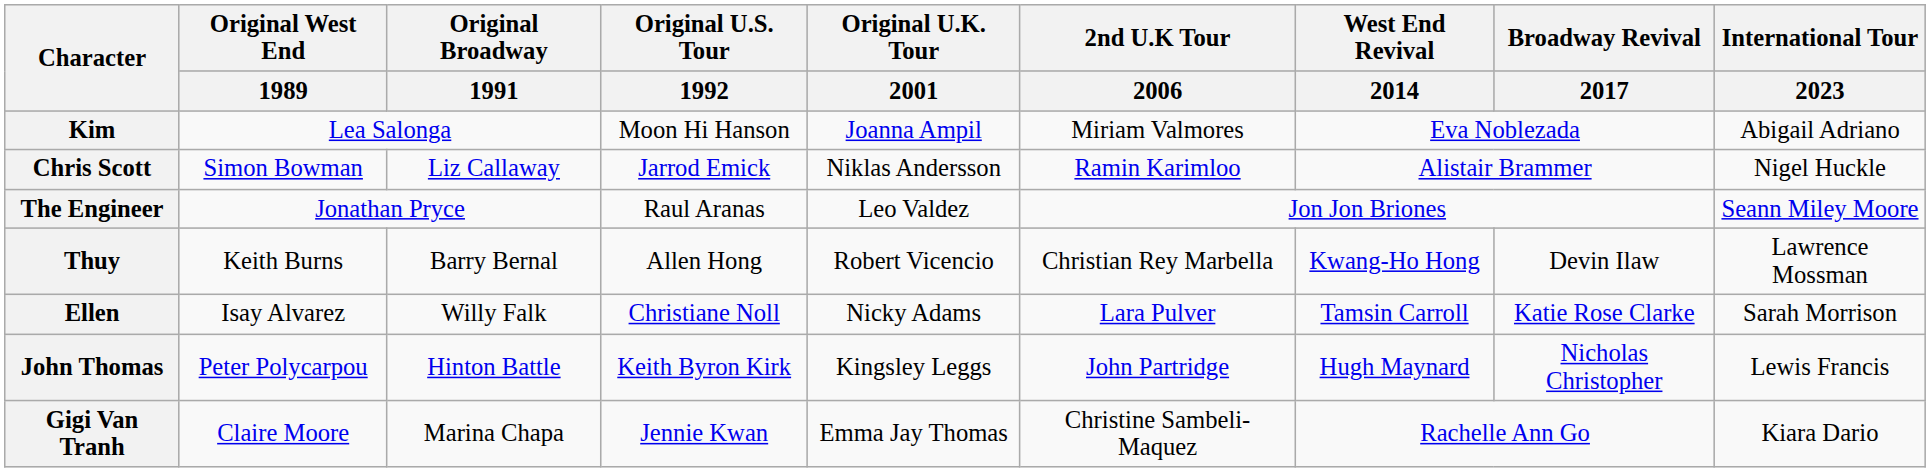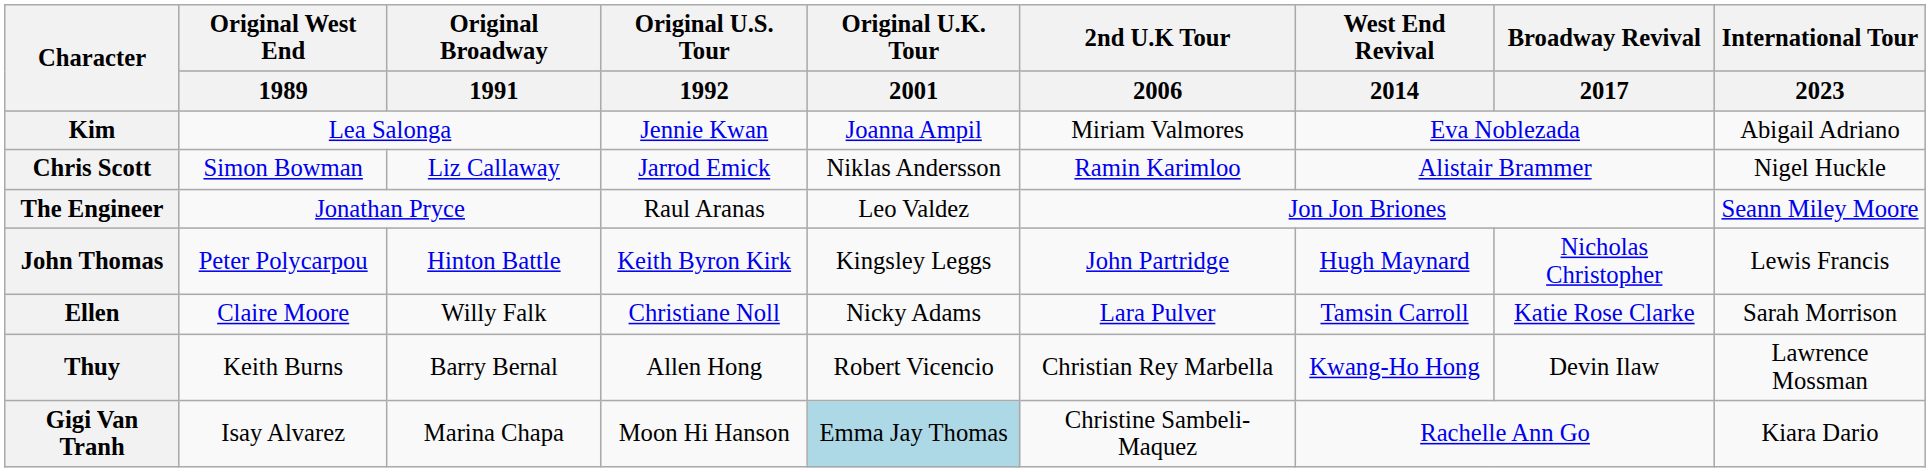(704, 129) Moon Hi Hanson -> (704, 129) Jennie Kwan
rows swapped: (92, 366) <-> (92, 261)
(283, 313) Isay Alvarez -> (283, 313) Claire Moore
(283, 433) Claire Moore -> (283, 433) Isay Alvarez
(704, 433) Jennie Kwan -> (704, 433) Moon Hi Hanson
(914, 433) no background -> (914, 433) lightblue background
